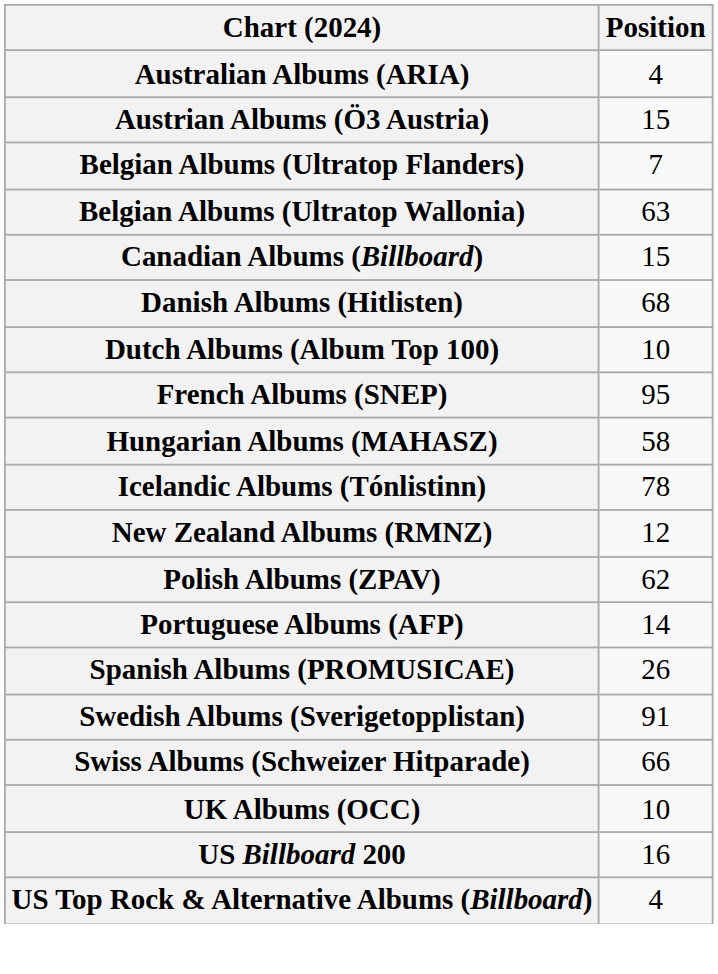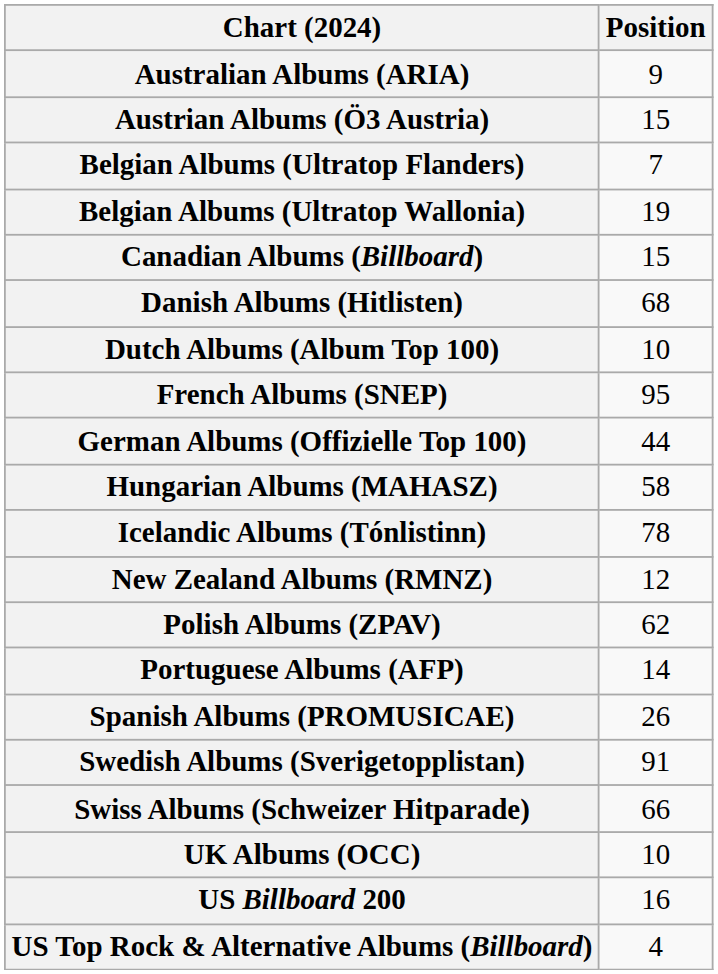(656, 73) 4 -> (656, 73) 9
(656, 211) 63 -> (656, 211) 19
+ row: (302, 440)
